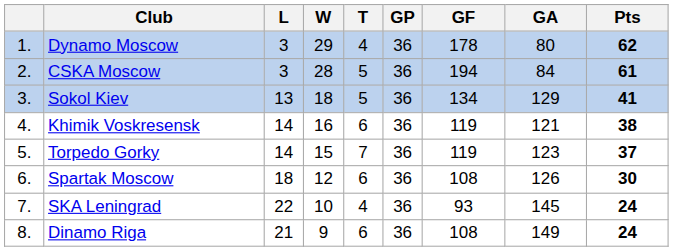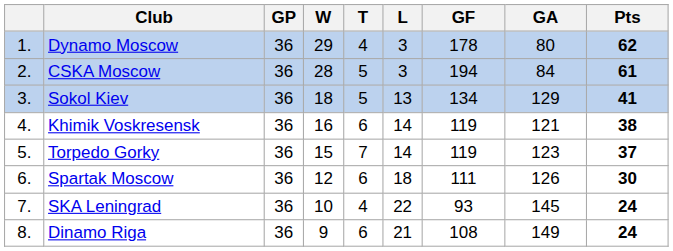columns swapped: (403, 17) <-> (284, 17)
(463, 179) 108 -> (463, 179) 111
